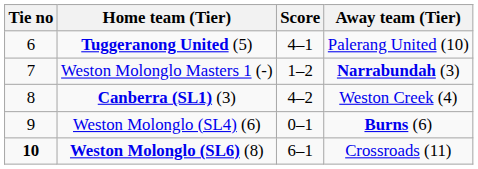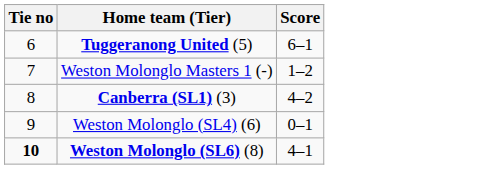- column: (398, 17)
(300, 44) 4–1 -> (300, 44) 6–1
(300, 151) 6–1 -> (300, 151) 4–1
